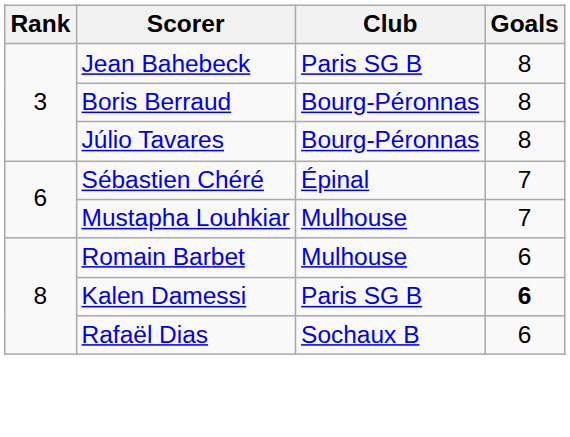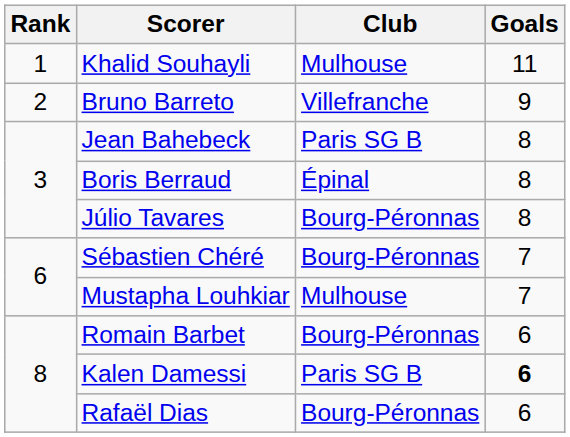+ row: (166, 63)
+ row: (158, 102)
(390, 102) Bourg-Péronnas -> (335, 179) Épinal
(335, 179) Épinal -> (390, 257) Bourg-Péronnas
(354, 257) Mulhouse -> (390, 334) Bourg-Péronnas
(360, 334) Sochaux B -> (390, 412) Bourg-Péronnas
